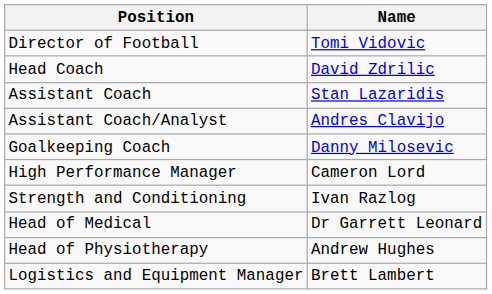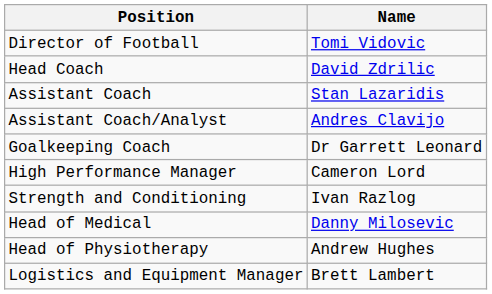(382, 147) Danny Milosevic -> (397, 147) Dr Garrett Leonard
(397, 224) Dr Garrett Leonard -> (382, 224) Danny Milosevic
